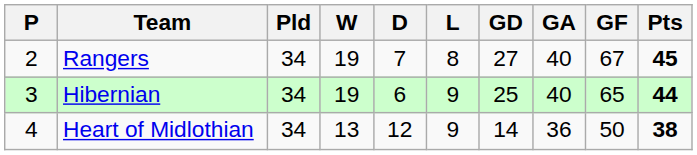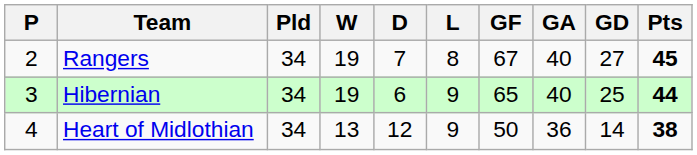columns swapped: (612, 22) <-> (506, 22)
